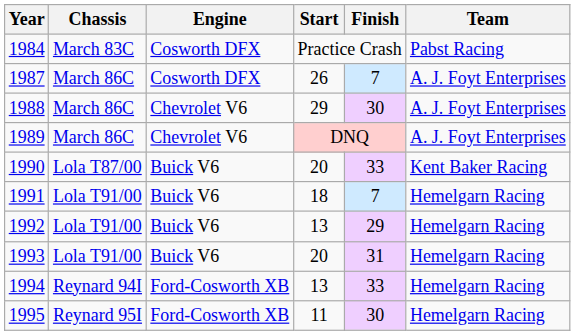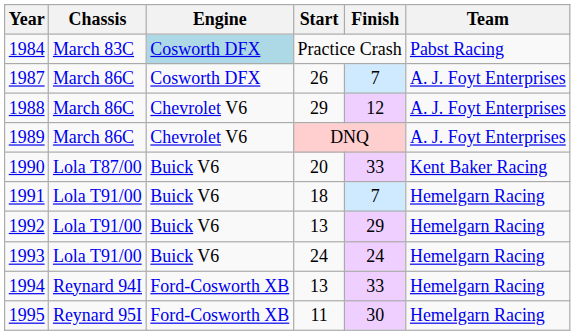(205, 49) no background -> (205, 49) lightblue background
(375, 108) 30 -> (375, 108) 12
(319, 256) 20 -> (319, 256) 24
(375, 256) 31 -> (375, 256) 24
